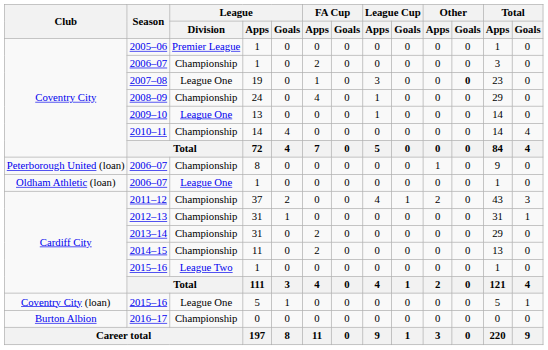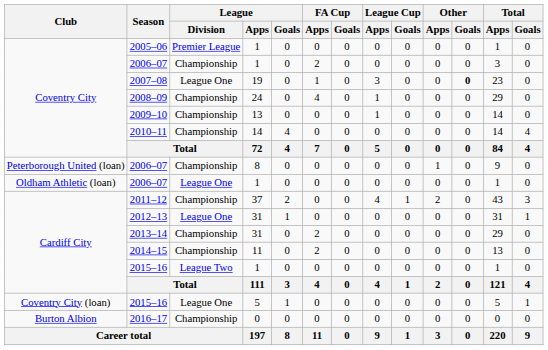(206, 115) League One -> (206, 115) Championship
(206, 217) Championship -> (206, 217) League One
